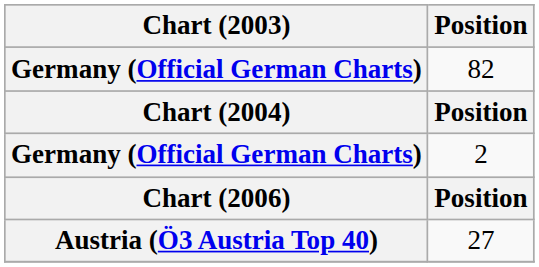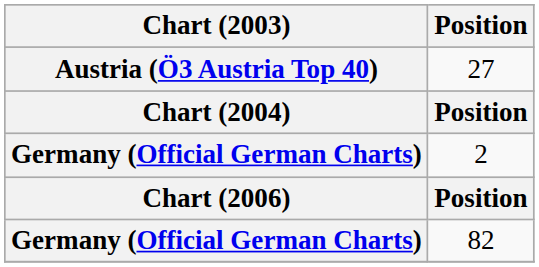rows swapped: (481, 240) <-> (481, 68)
